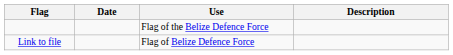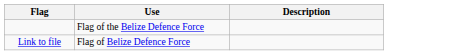- column: (107, 12)
